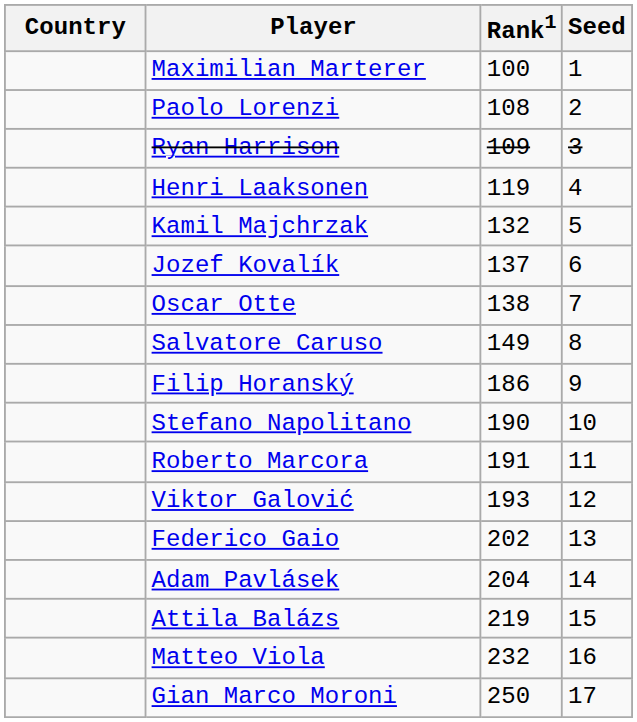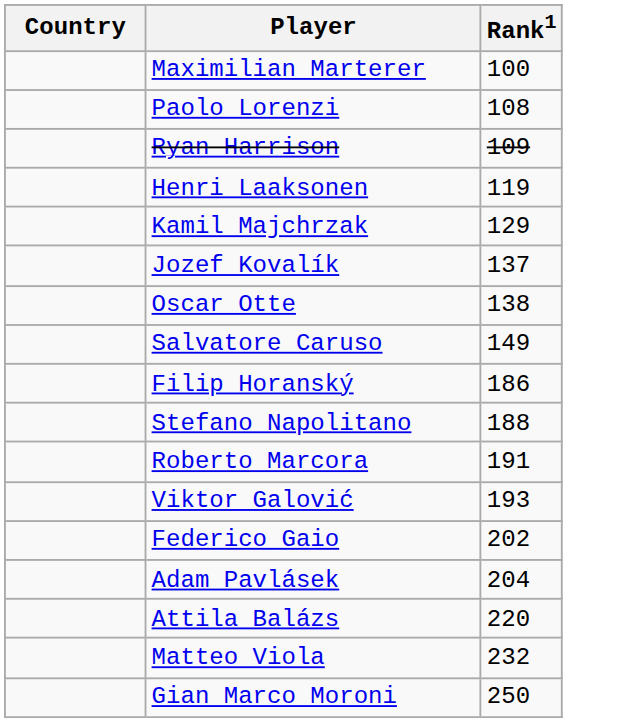- column: (597, 28)
(508, 227) 132 -> (508, 227) 129
(508, 423) 190 -> (508, 423) 188
(508, 619) 219 -> (508, 619) 220
